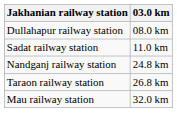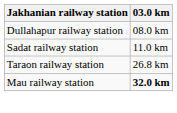- row: (62, 64)
(151, 99) normal -> (151, 82) bold
